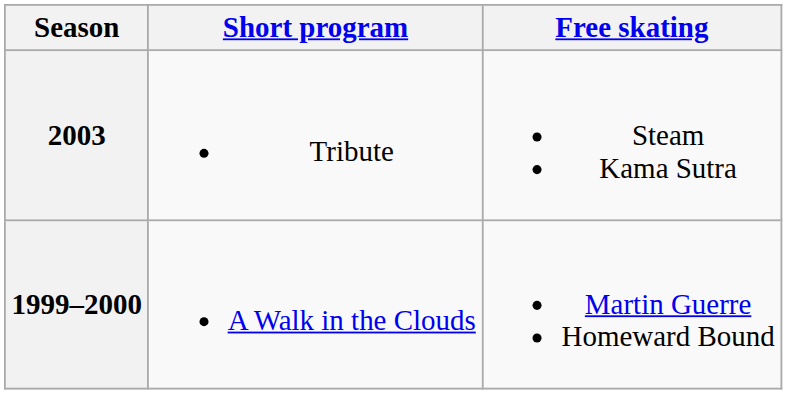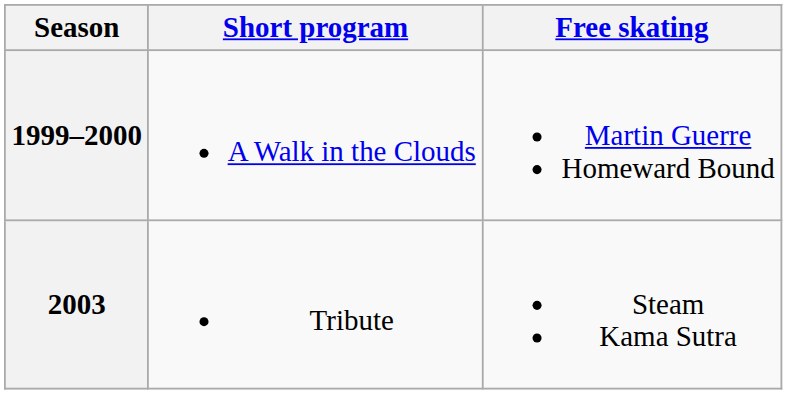rows swapped: (77, 303) <-> (77, 134)
